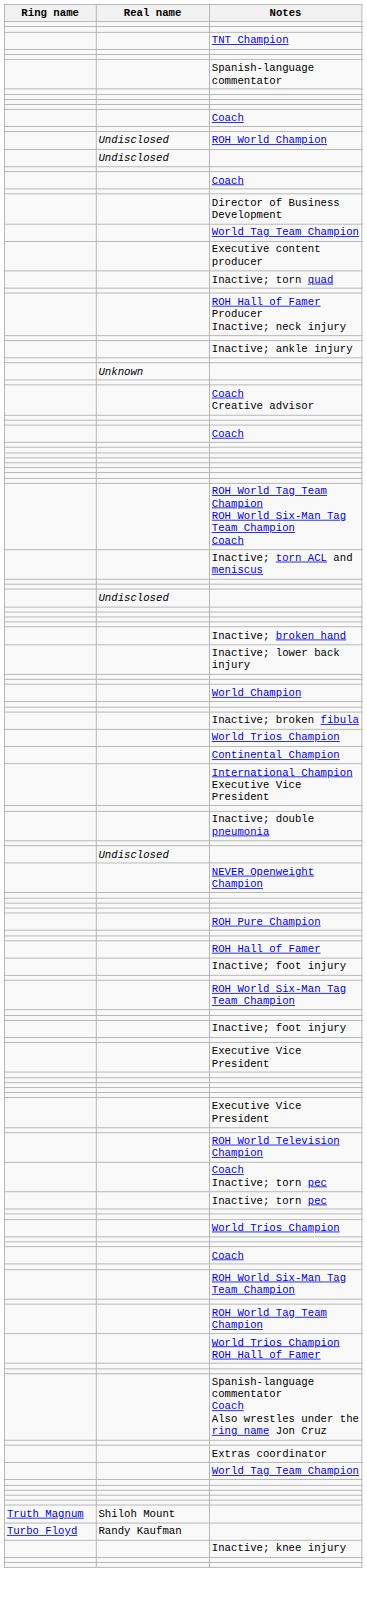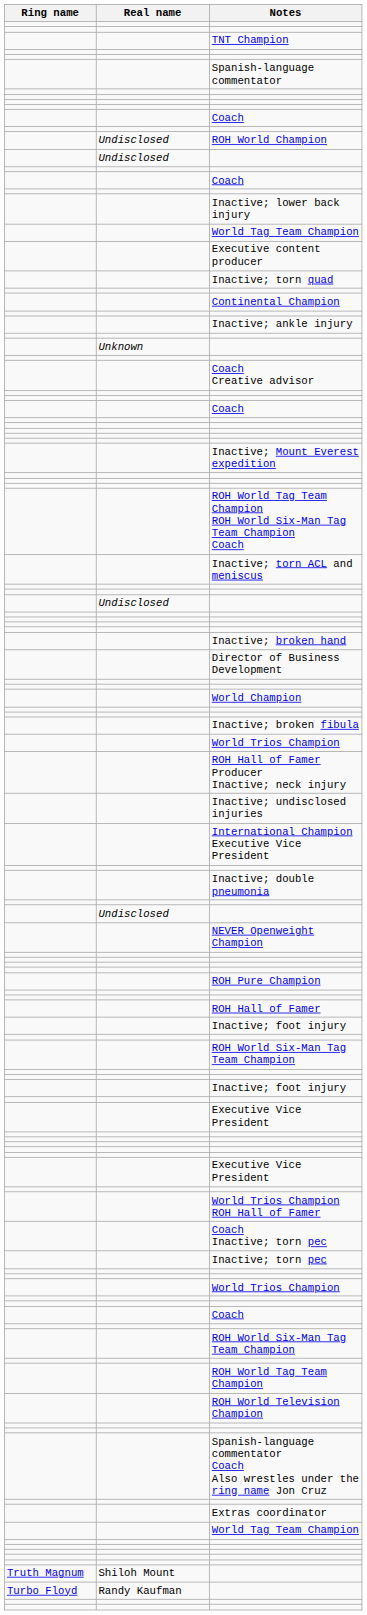rows swapped: (153, 659) <-> (153, 209)
rows swapped: (153, 314) <-> (153, 755)
+ row: (153, 458)
+ row: (153, 808)
rows swapped: (153, 1147) <-> (153, 1349)
- row: (153, 1549)
